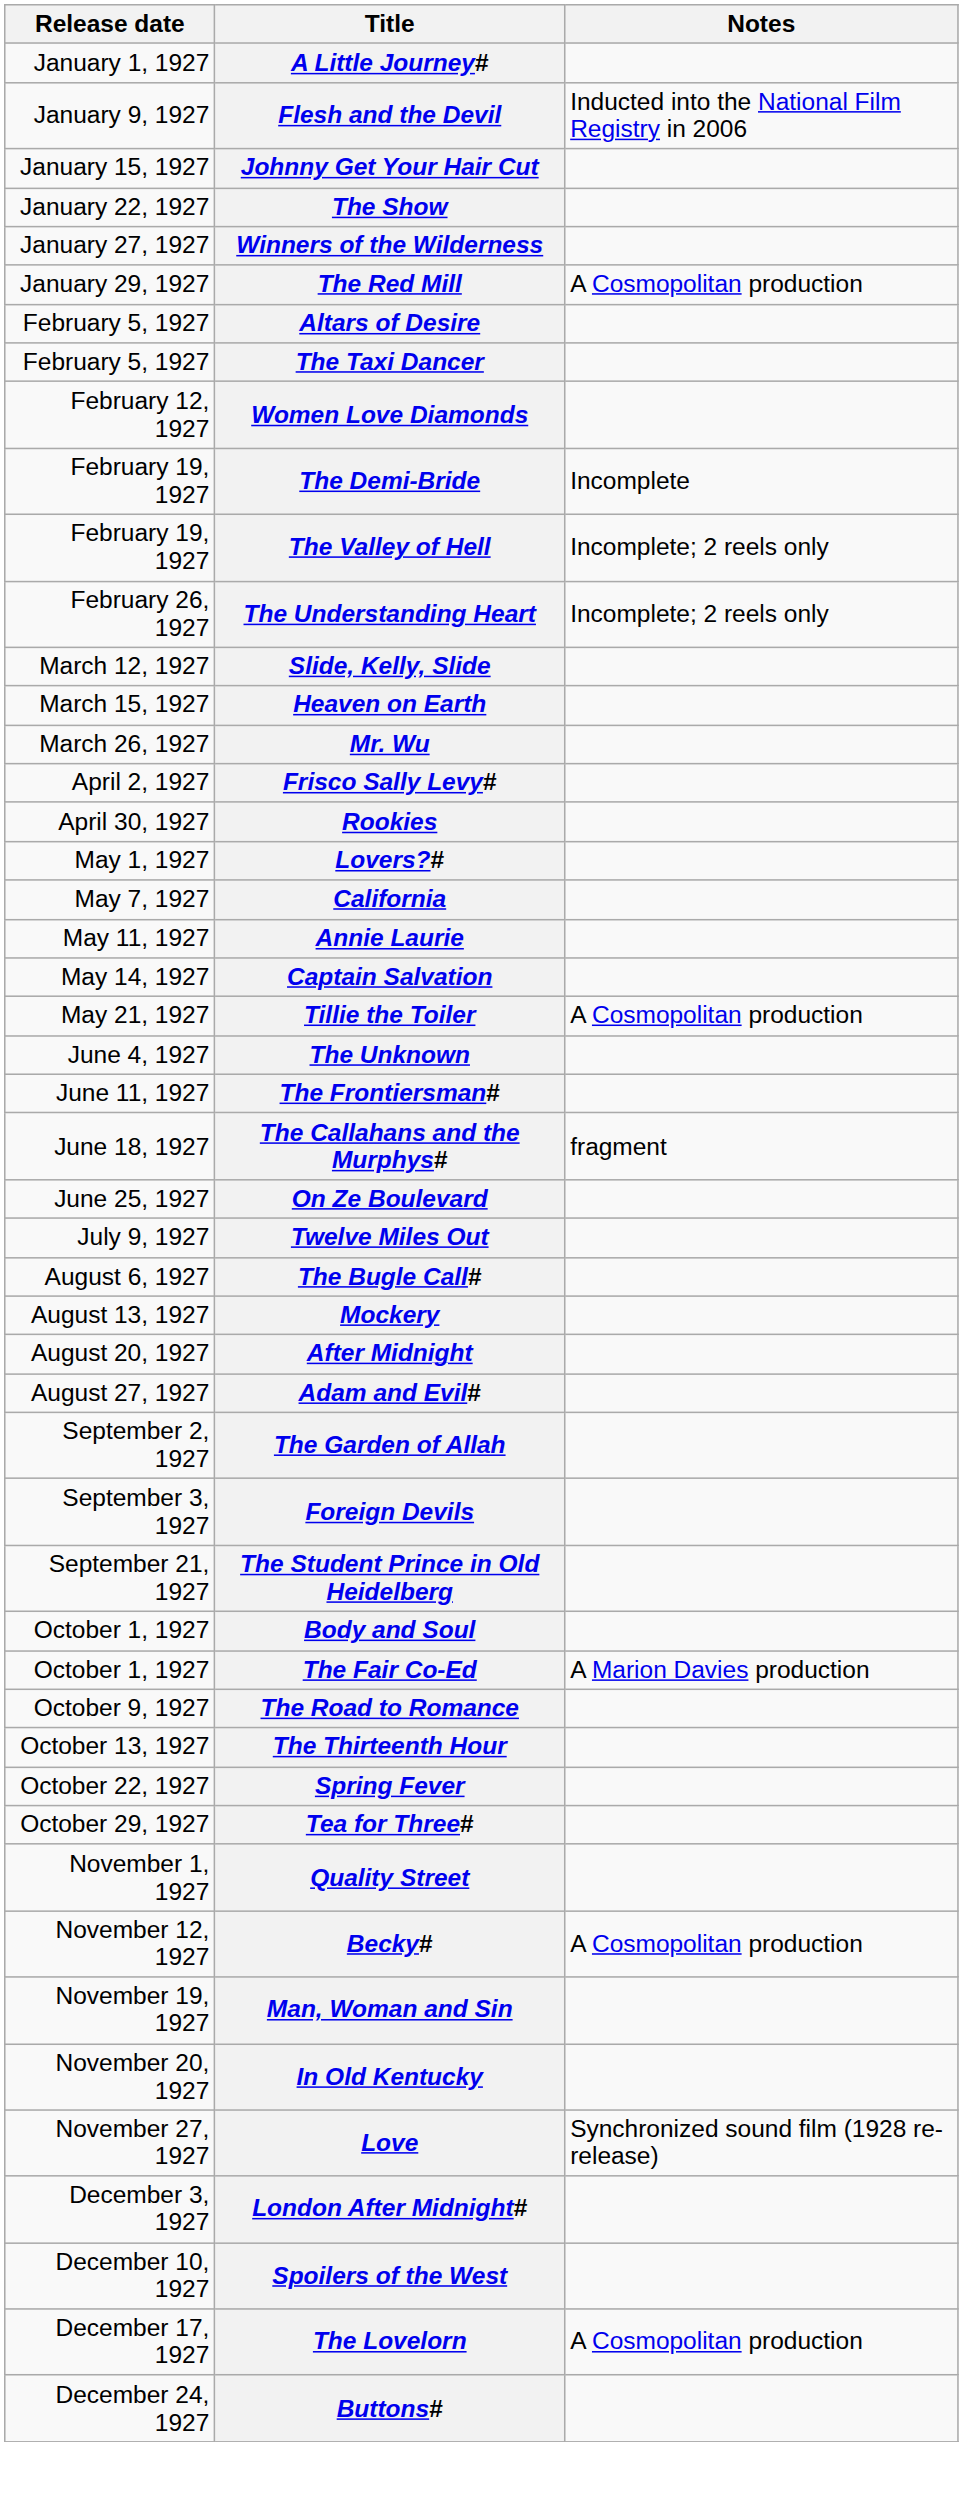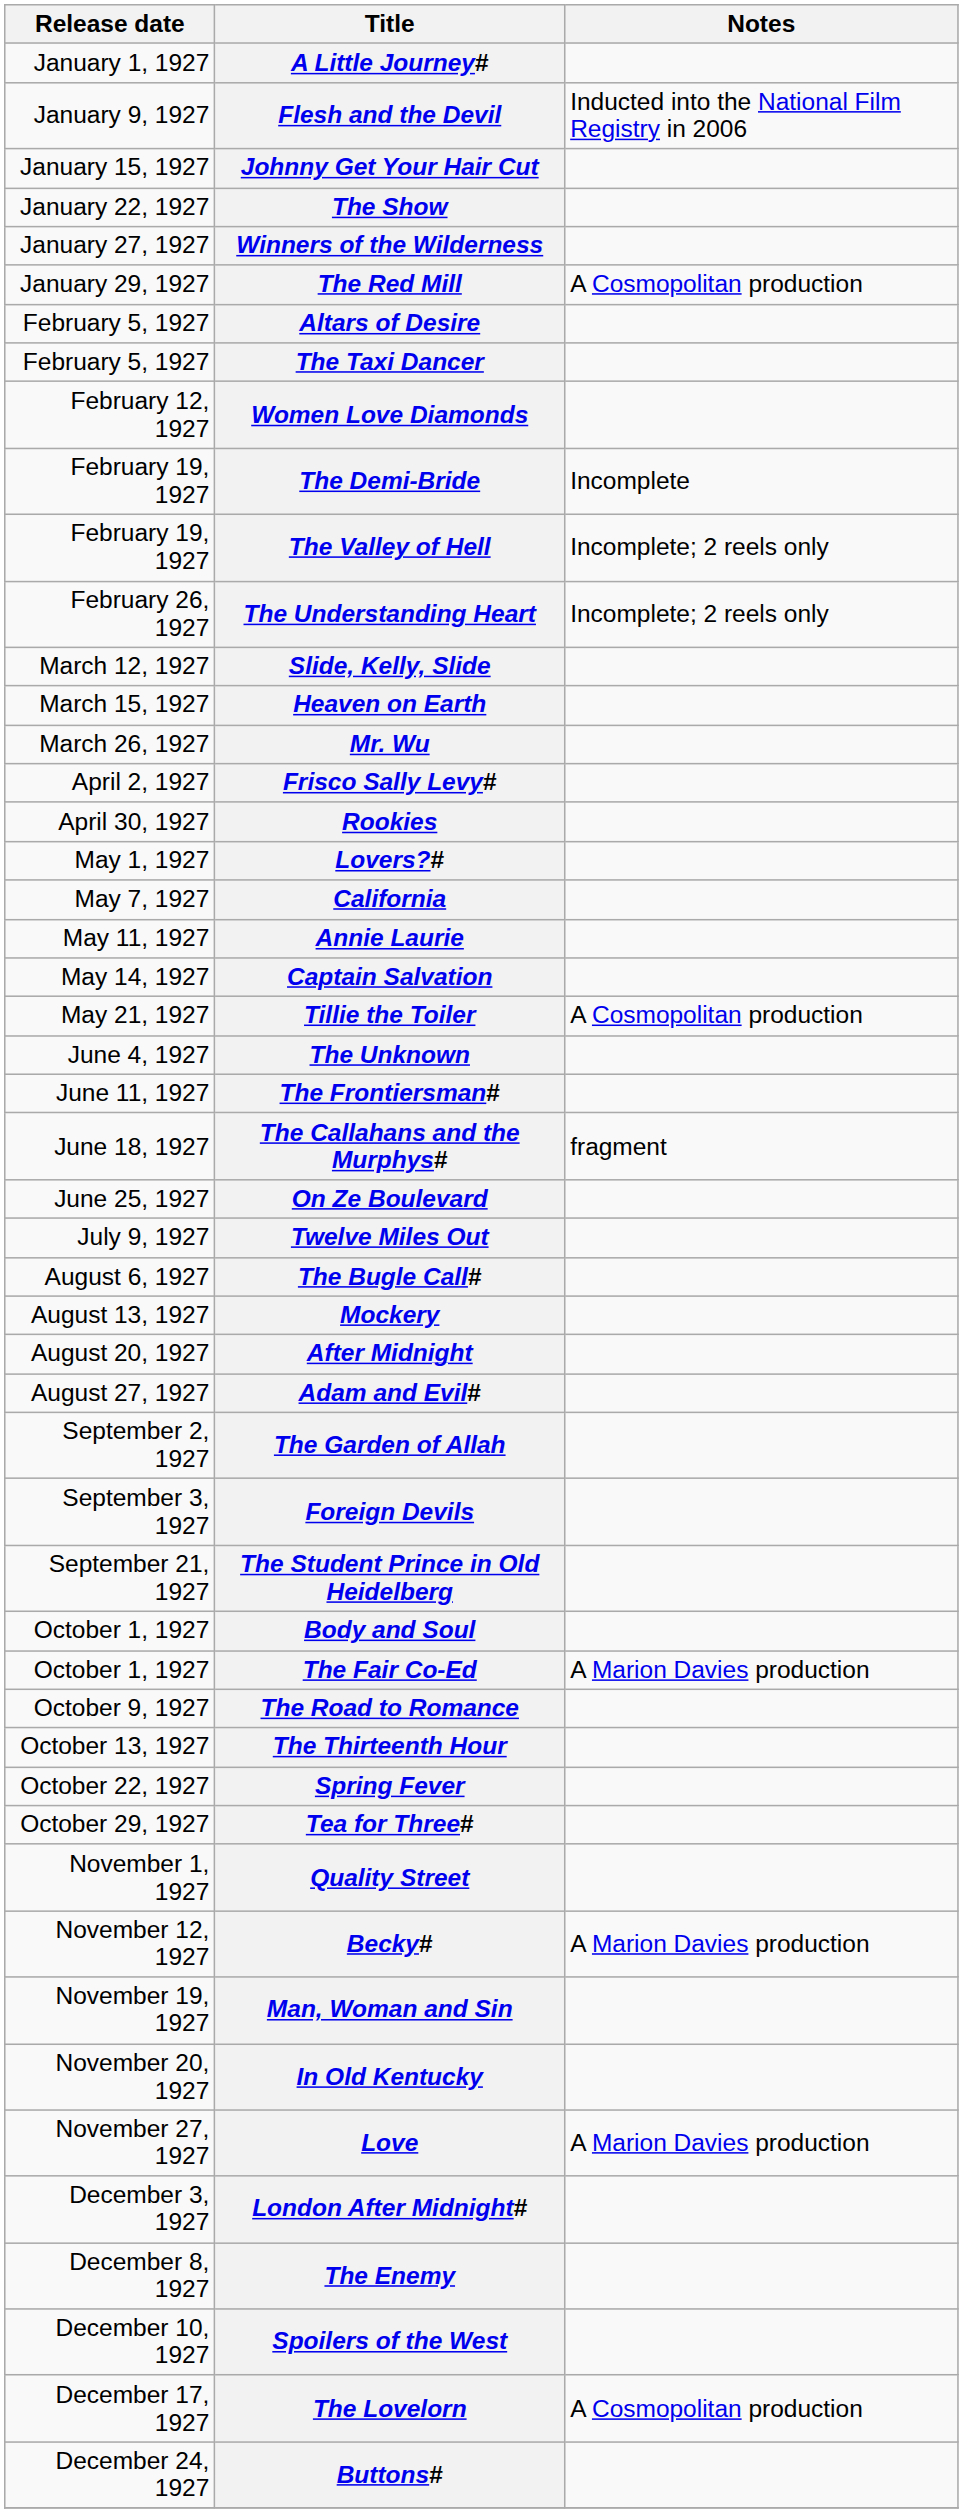(716, 1943) A Cosmopolitan production -> (720, 1943) A Marion Davies production
(757, 2142) Synchronized sound film (1928 re-release) -> (720, 2142) A Marion Davies production
+ row: (390, 2275)
